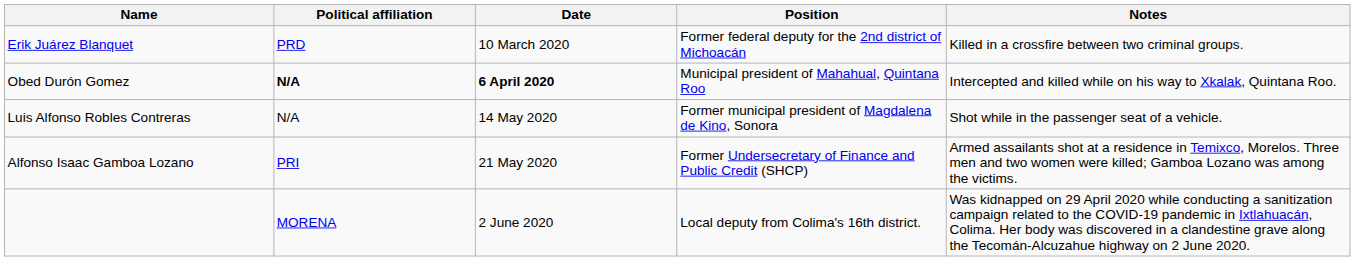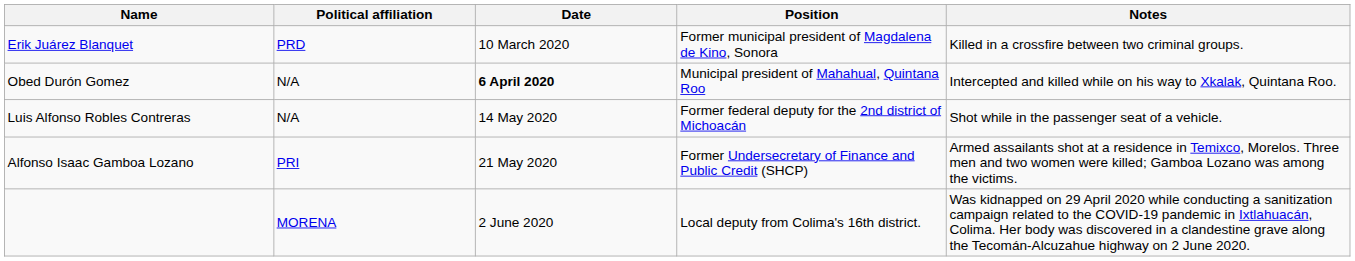(811, 44) Former federal deputy for the 2nd district of Michoacán -> (806, 44) Former municipal president of Magdalena de Kino, Sonora
(288, 81) bold -> (288, 81) normal
(806, 118) Former municipal president of Magdalena de Kino, Sonora -> (811, 118) Former federal deputy for the 2nd district of Michoacán
